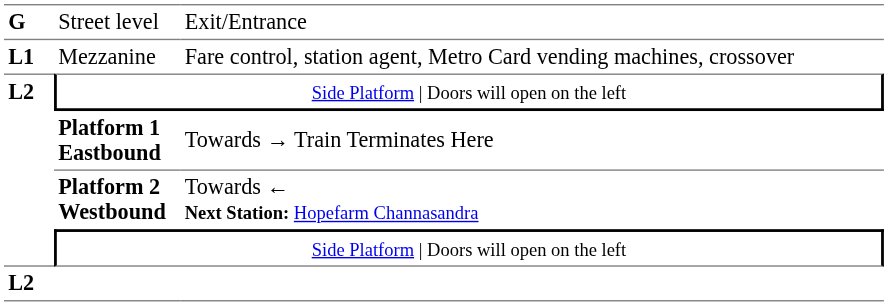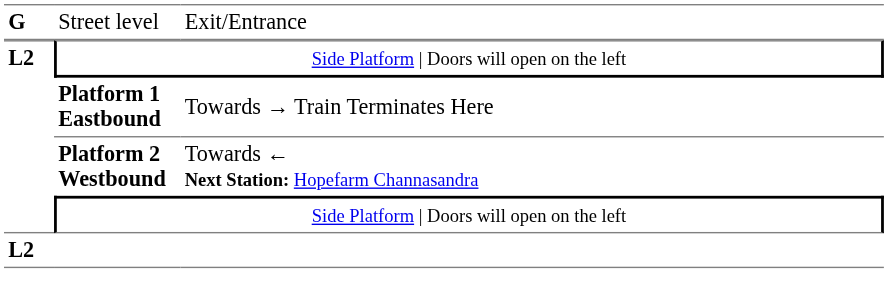- row: (107, 56)
